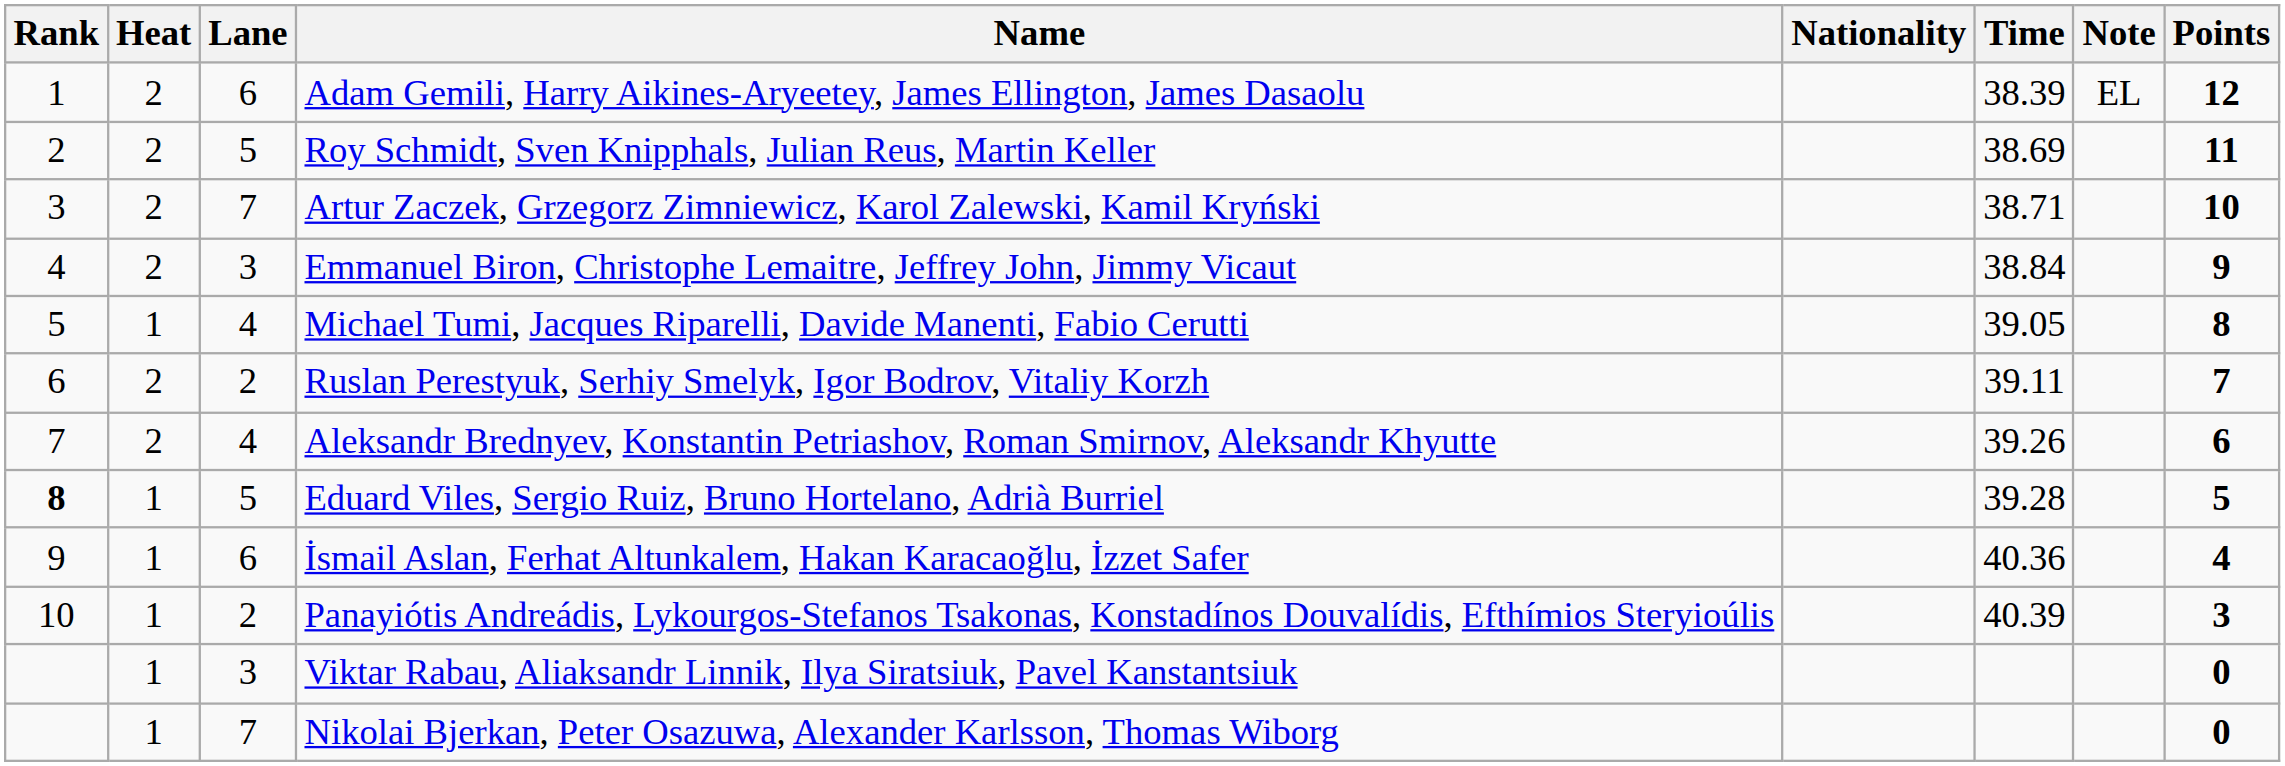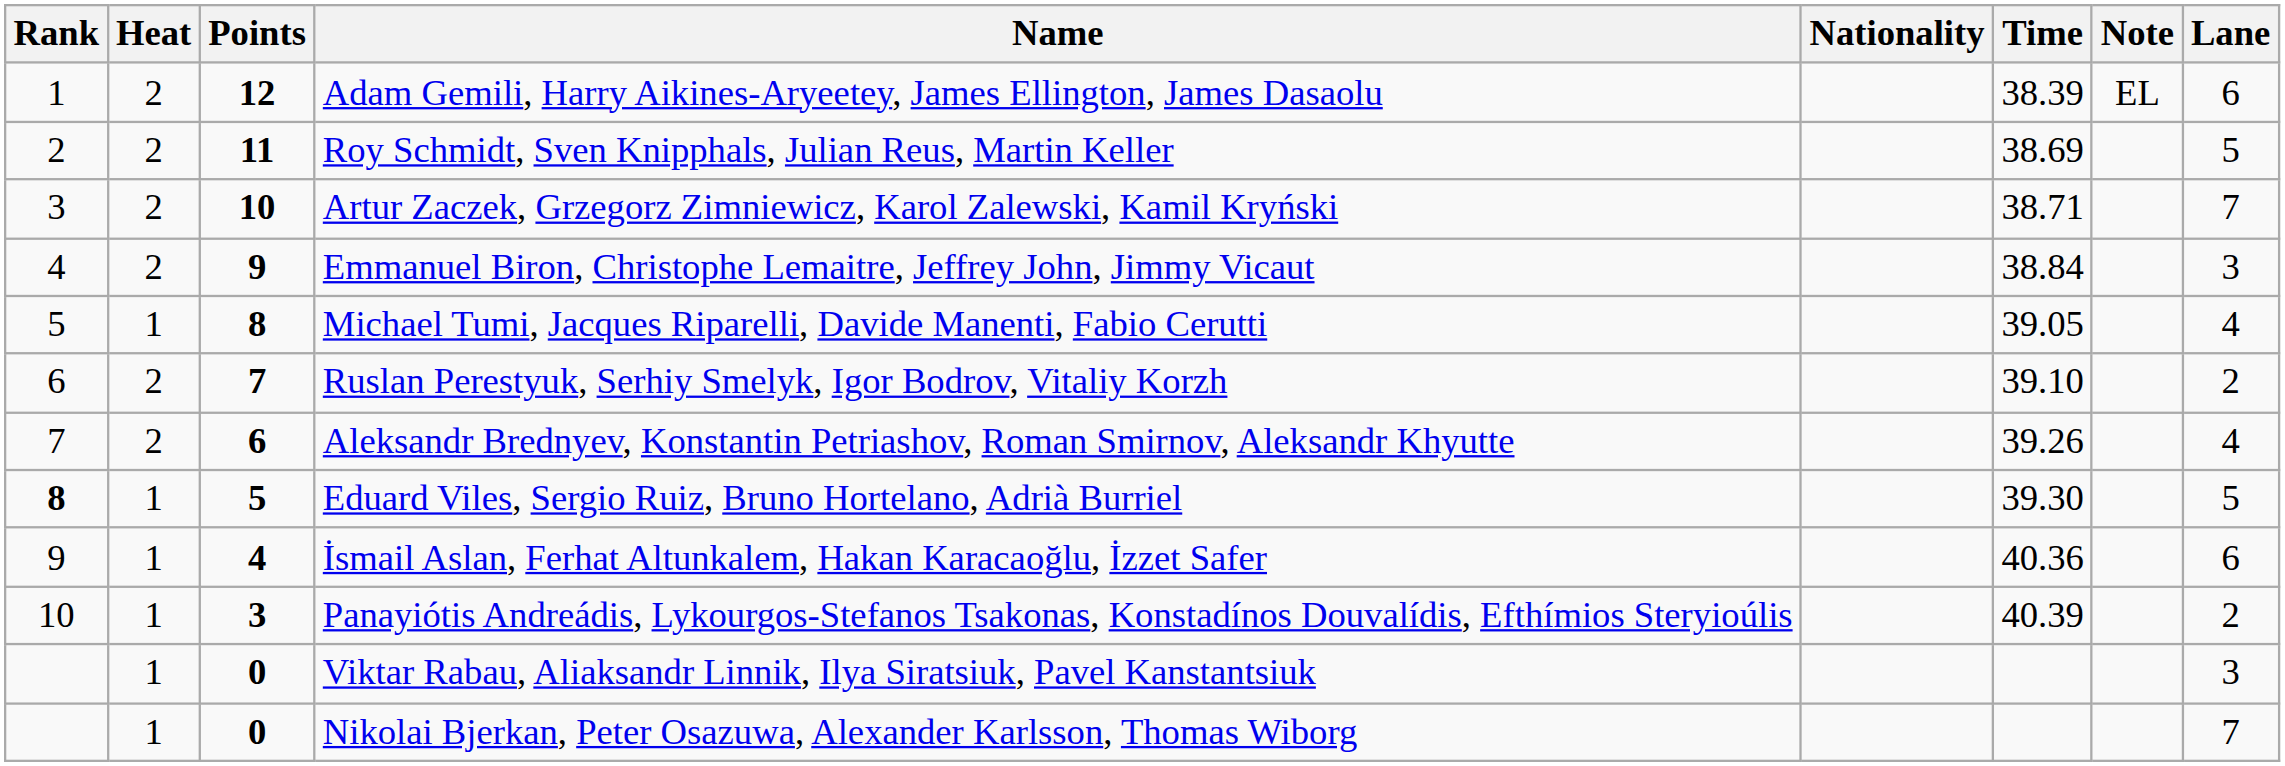columns swapped: (248, 33) <-> (2221, 33)
(2024, 382) 39.11 -> (2043, 382) 39.10
(2024, 498) 39.28 -> (2043, 498) 39.30
